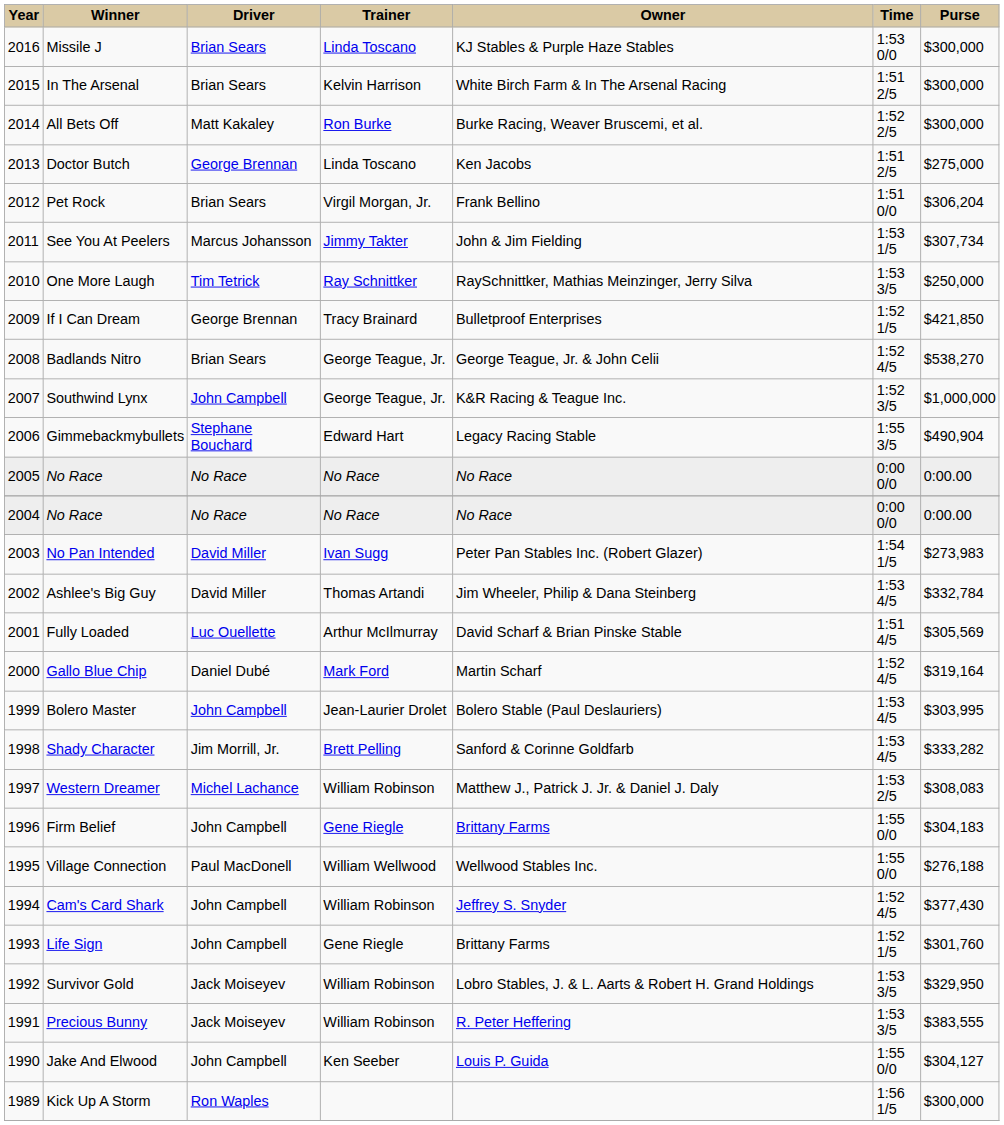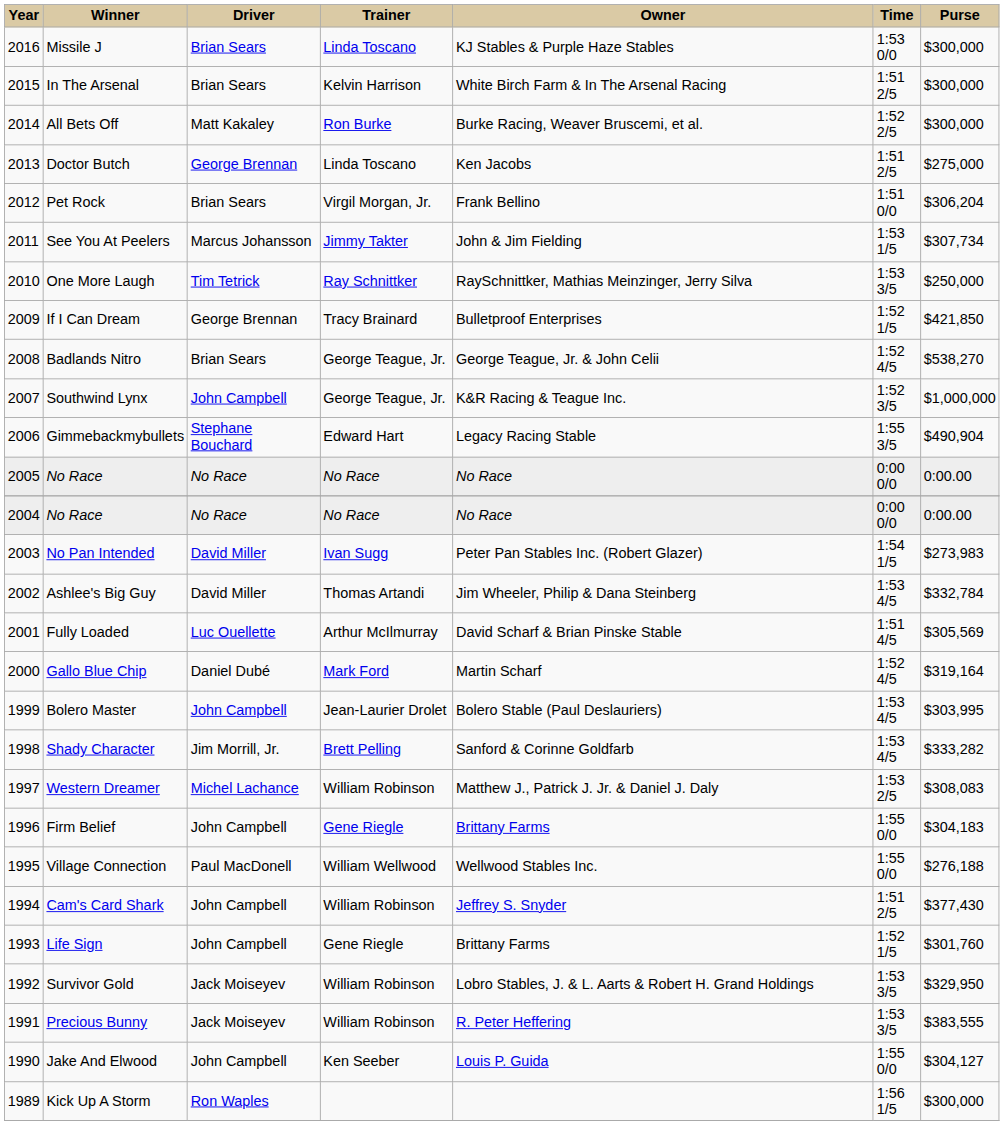(891, 905) 1:52 4/5 -> (891, 905) 1:51 2/5
